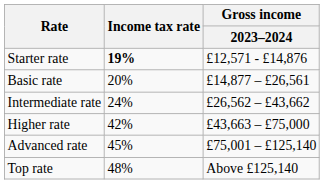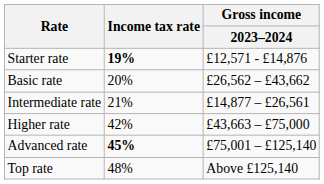(258, 80) £14,877 – £26,561 -> (258, 80) £26,562 – £43,662
(120, 102) 24% -> (120, 102) 21%
(258, 102) £26,562 – £43,662 -> (258, 102) £14,877 – £26,561
(120, 146) normal -> (121, 146) bold
